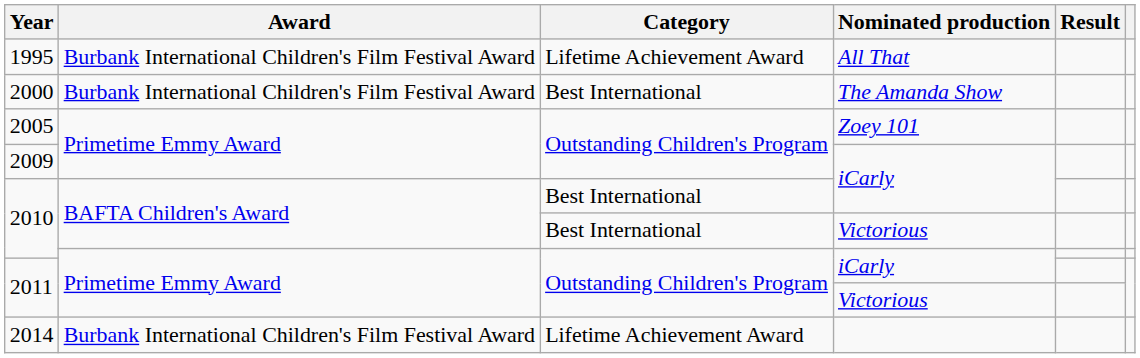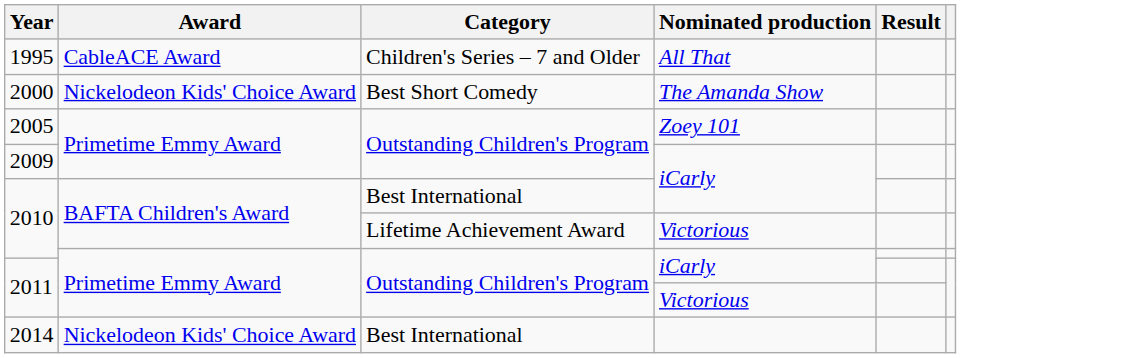(299, 56) Burbank International Children's Film Festival Award -> (142, 56) CableACE Award
(674, 56) Lifetime Achievement Award -> (503, 56) Children's Series – 7 and Older
(299, 91) Burbank International Children's Film Festival Award -> (210, 91) Nickelodeon Kids' Choice Award
(623, 91) Best International -> (452, 91) Best Short Comedy
(623, 230) Best International -> (495, 230) Lifetime Achievement Award
(299, 334) Burbank International Children's Film Festival Award -> (210, 334) Nickelodeon Kids' Choice Award
(674, 334) Lifetime Achievement Award -> (444, 334) Best International
